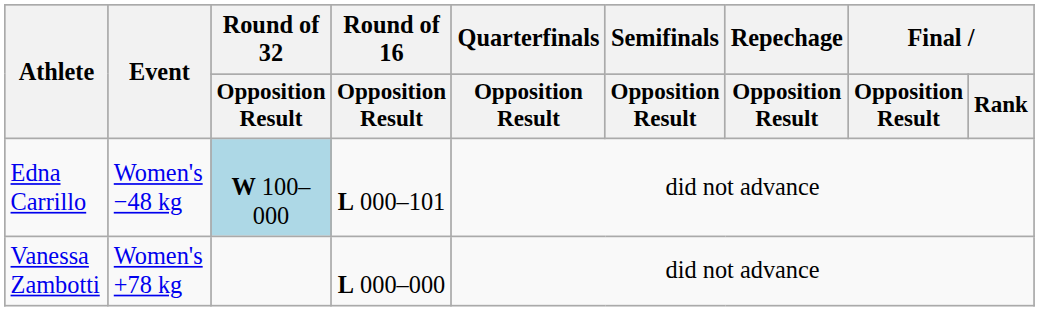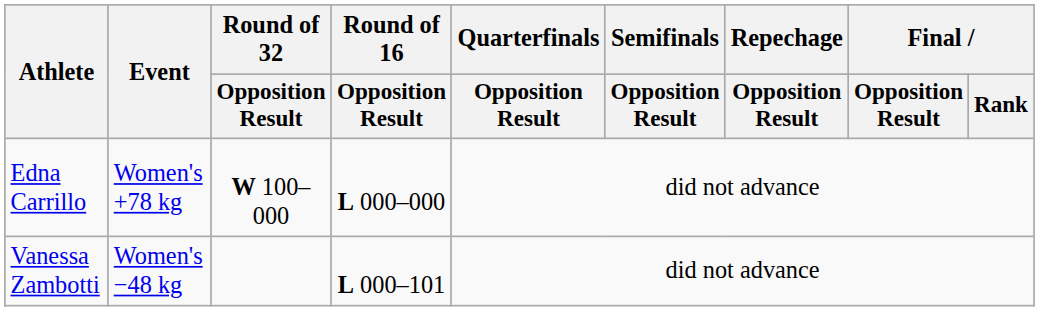(158, 187) Women's −48 kg -> (158, 187) Women's +78 kg
(271, 201) lightblue background -> (271, 201) no background
(392, 201) L 000–101 -> (392, 201) L 000–000
(158, 270) Women's +78 kg -> (158, 270) Women's −48 kg
(392, 285) L 000–000 -> (392, 285) L 000–101
